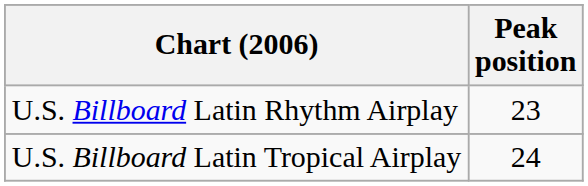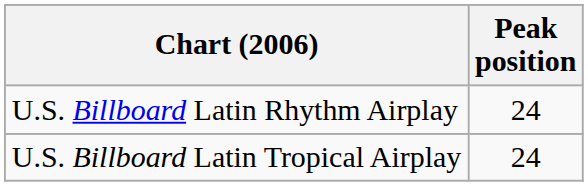(526, 109) 23 -> (526, 109) 24
